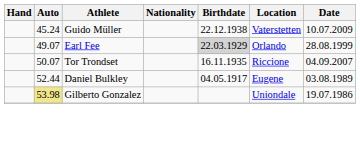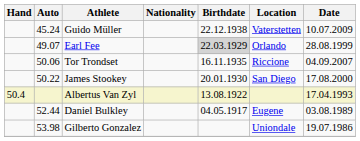(48, 62) 50.07 -> (48, 62) 50.06
+ row: (96, 78)
+ row: (100, 95)
(48, 95) khaki background -> (48, 128) no background
